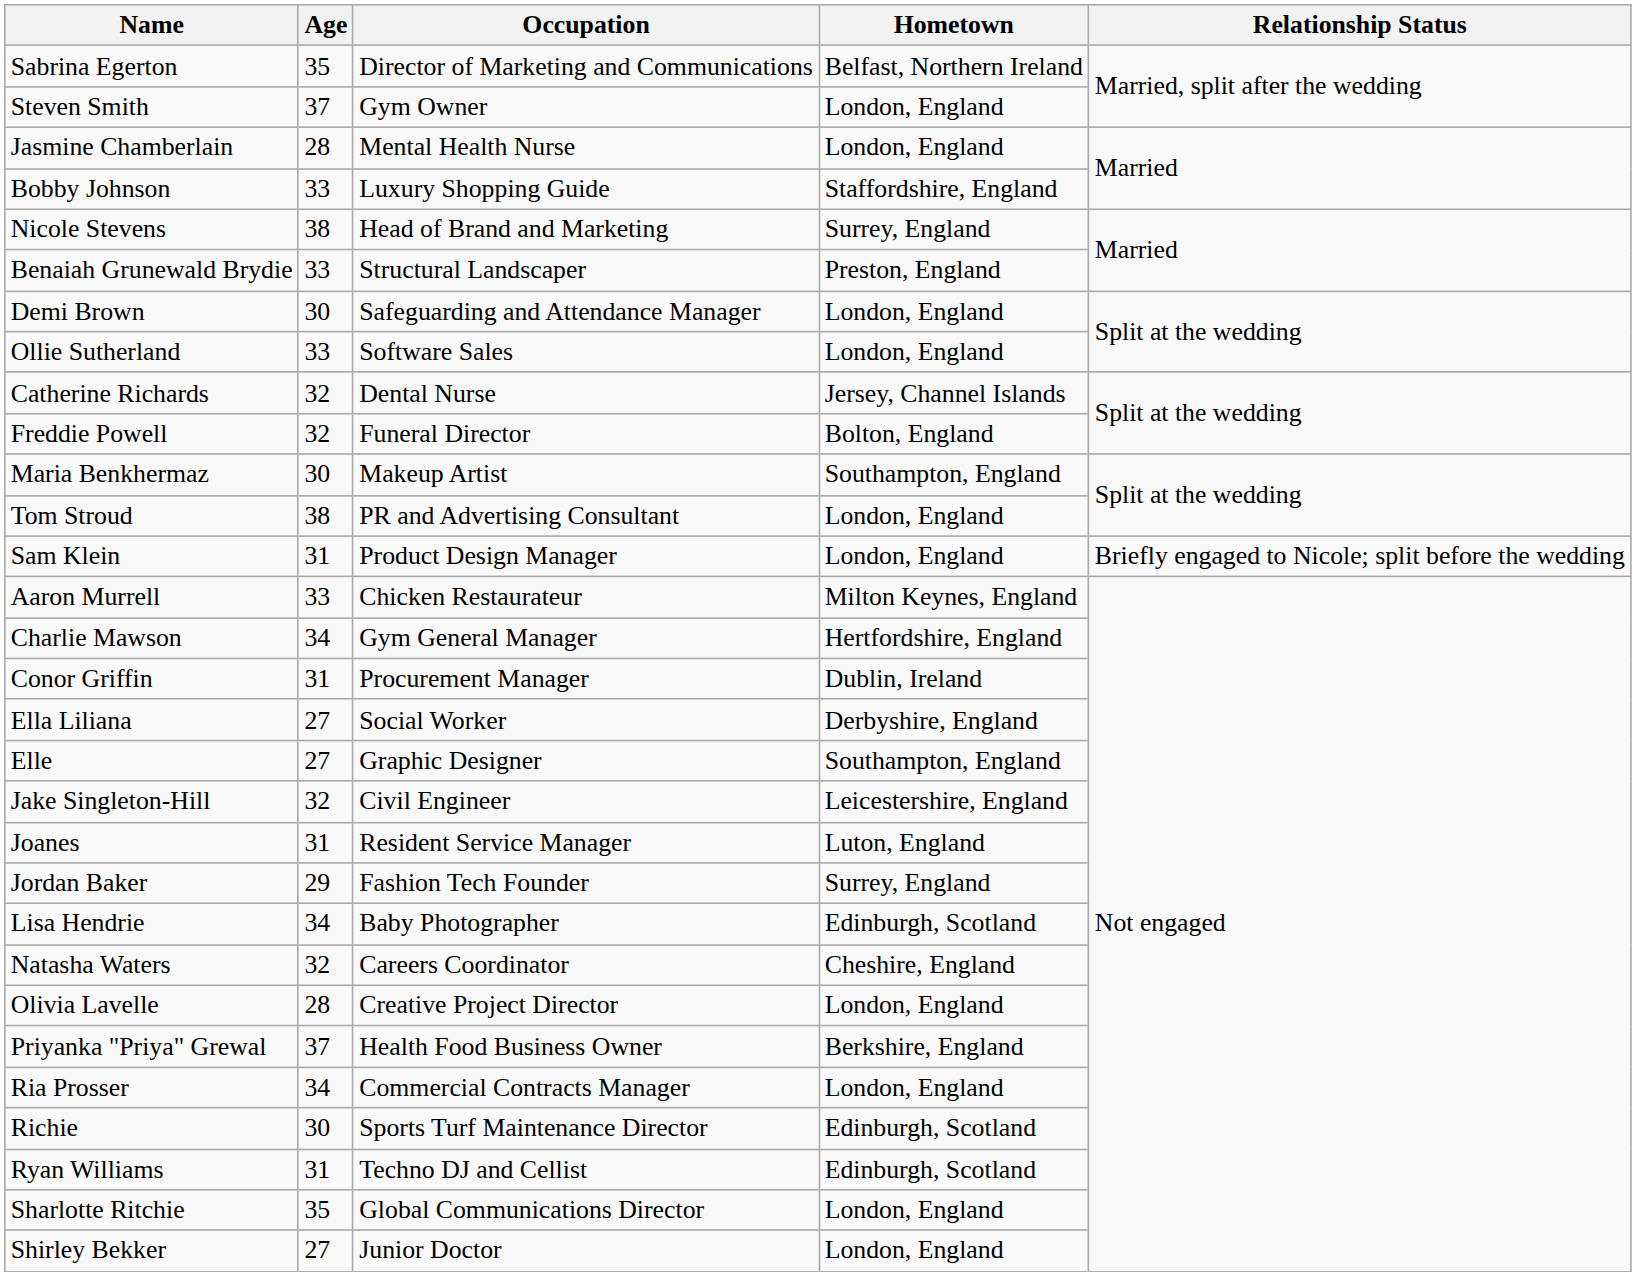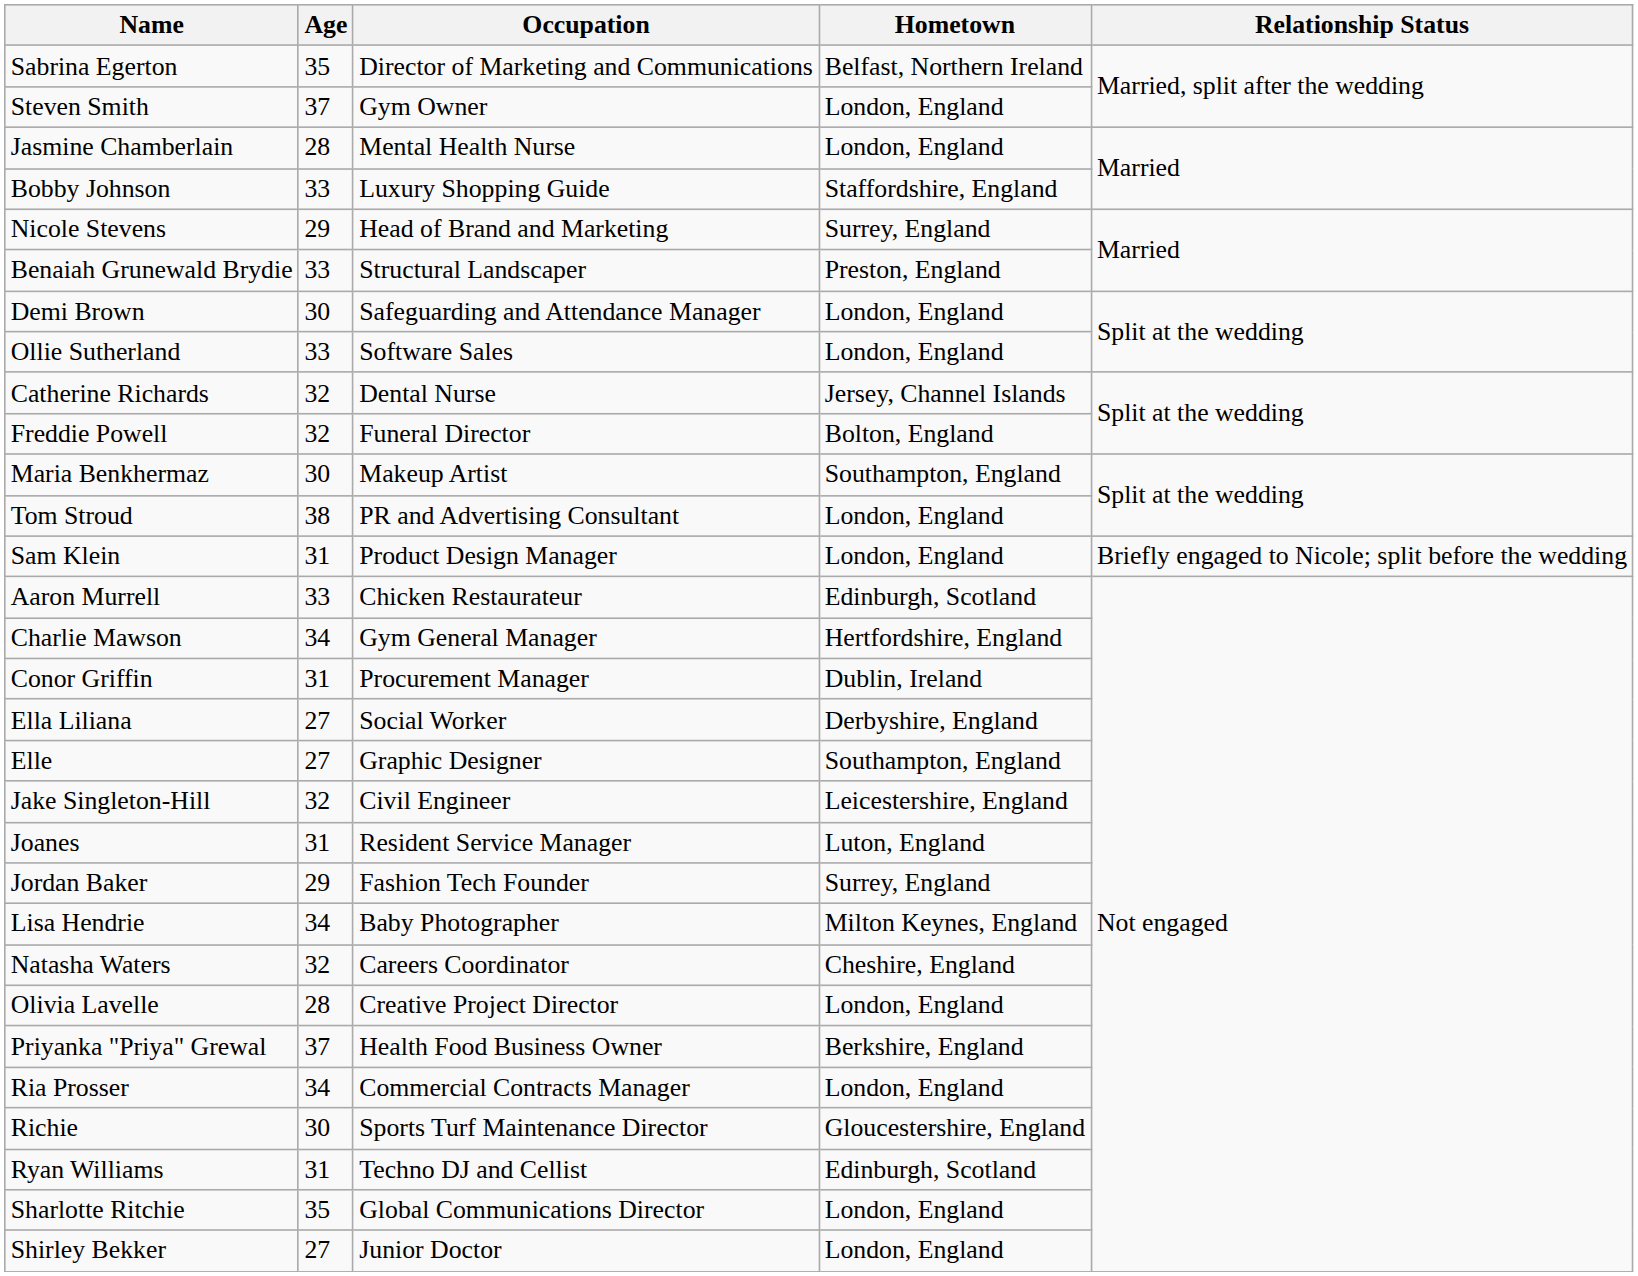(317, 229) 38 -> (317, 229) 29
(951, 596) Milton Keynes, England -> (930, 596) Edinburgh, Scotland
(930, 923) Edinburgh, Scotland -> (951, 923) Milton Keynes, England
(930, 1127) Edinburgh, Scotland -> (955, 1127) Gloucestershire, England
